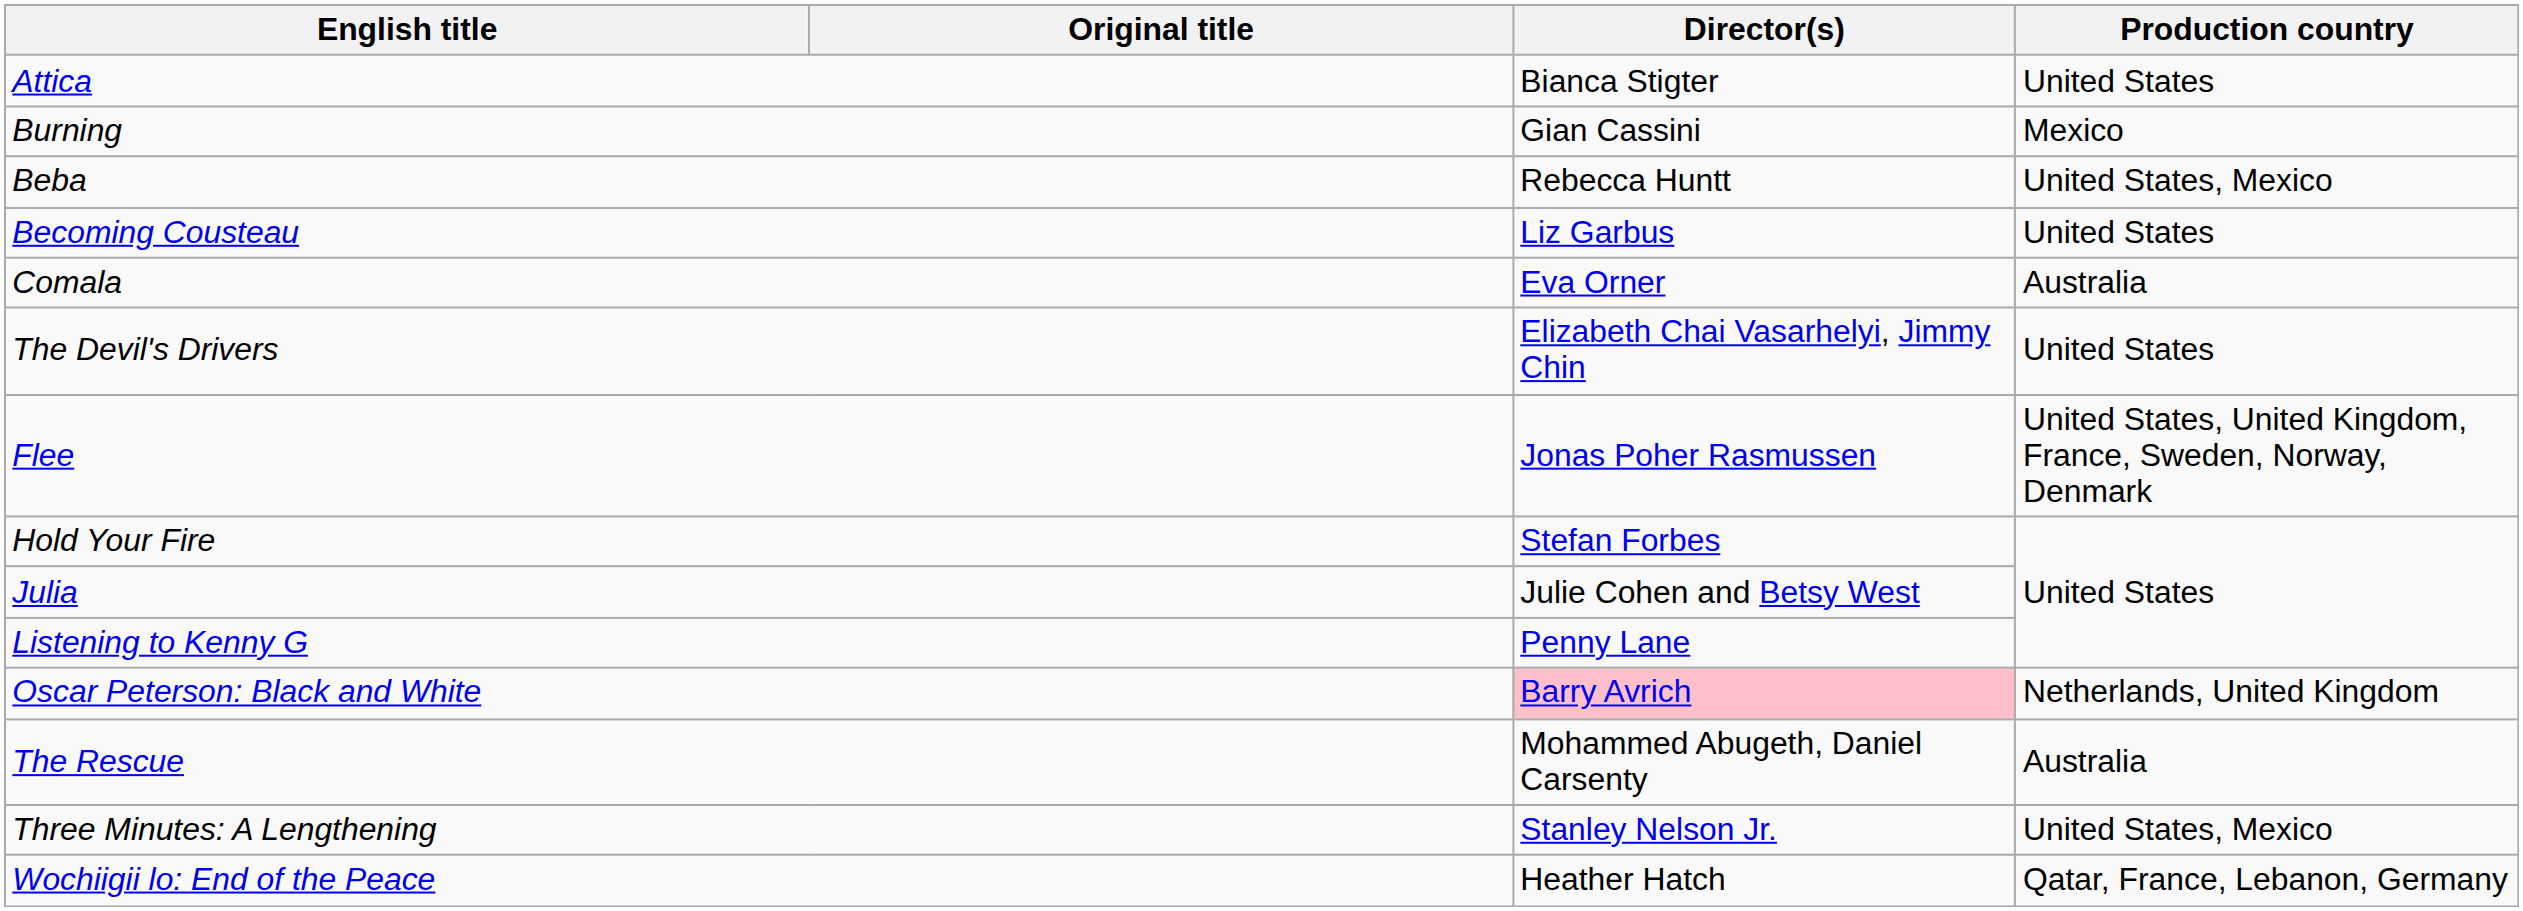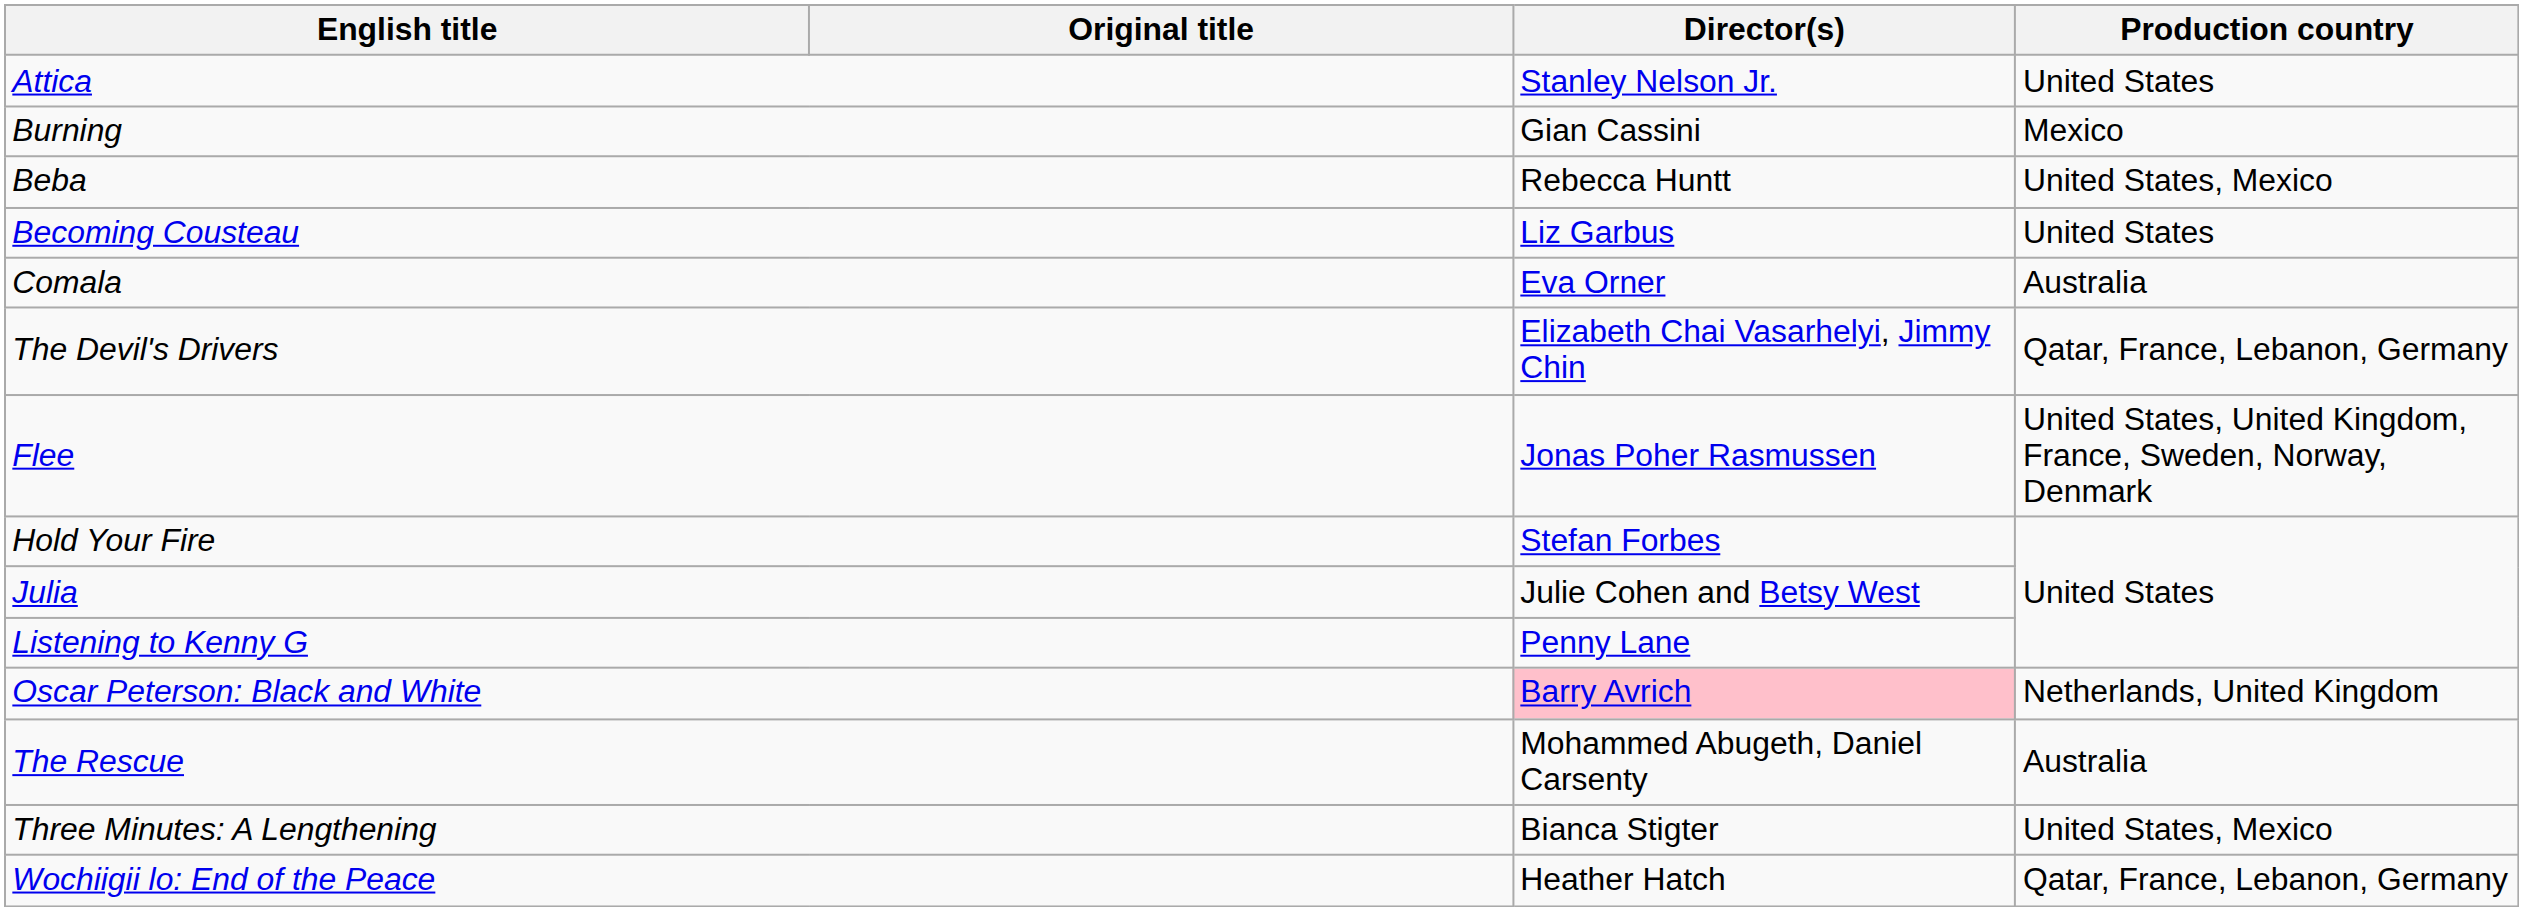(1619, 80) Bianca Stigter -> (1649, 80) Stanley Nelson Jr.
(2119, 350) United States -> (2265, 350) Qatar, France, Lebanon, Germany
(1649, 829) Stanley Nelson Jr. -> (1619, 829) Bianca Stigter
